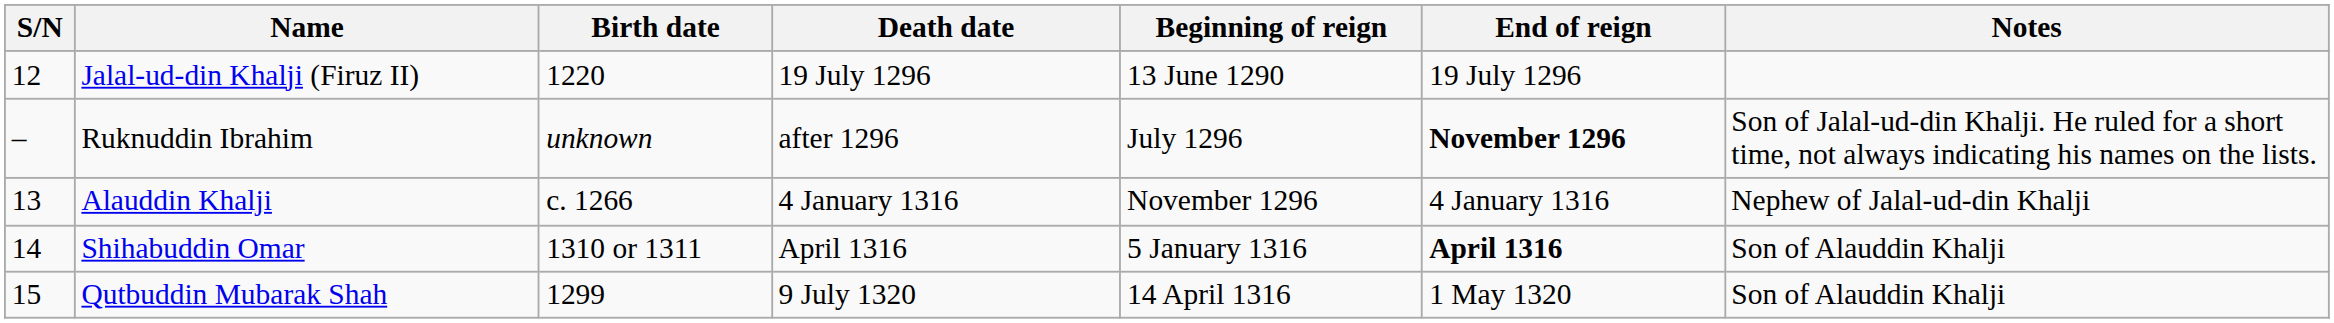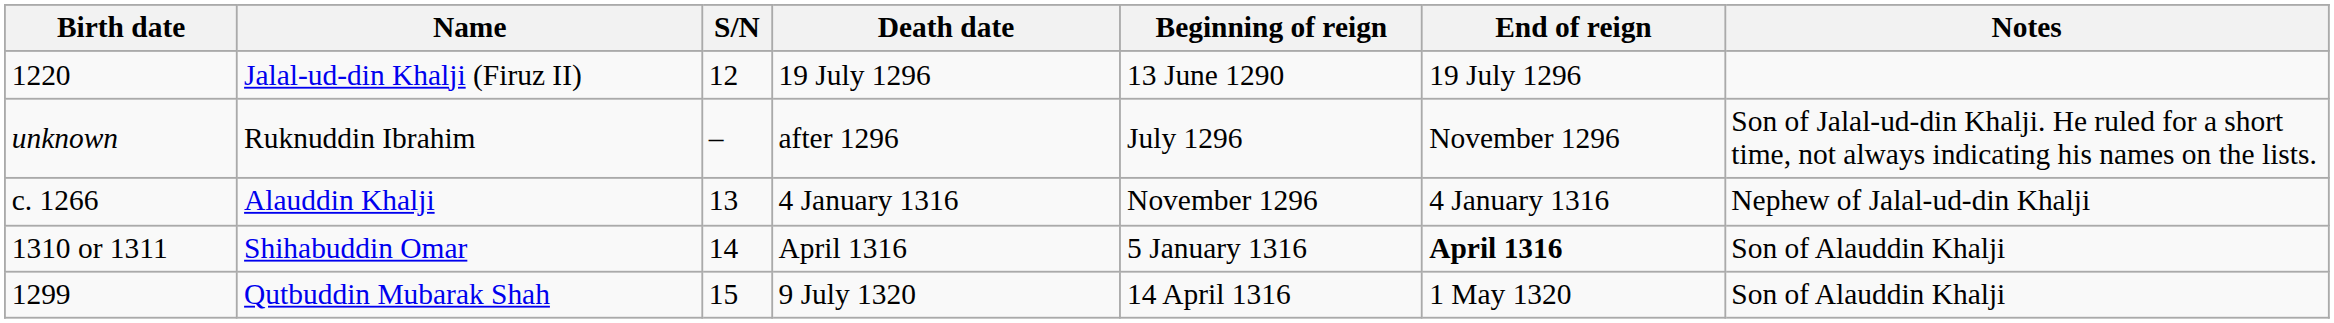columns swapped: (40, 27) <-> (656, 27)
(1527, 137) bold -> (1524, 137) normal
